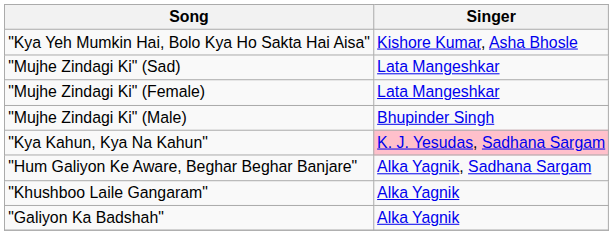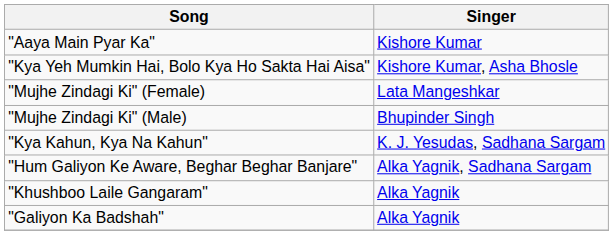+ row: (82, 42)
- row: (94, 67)
(491, 142) pink background -> (491, 142) no background
